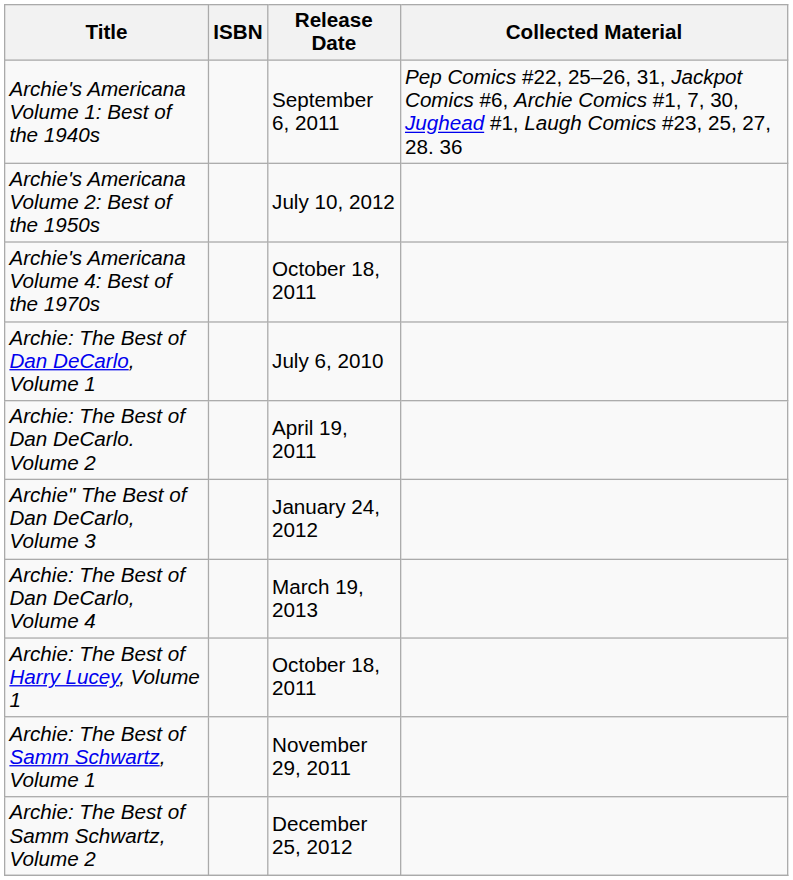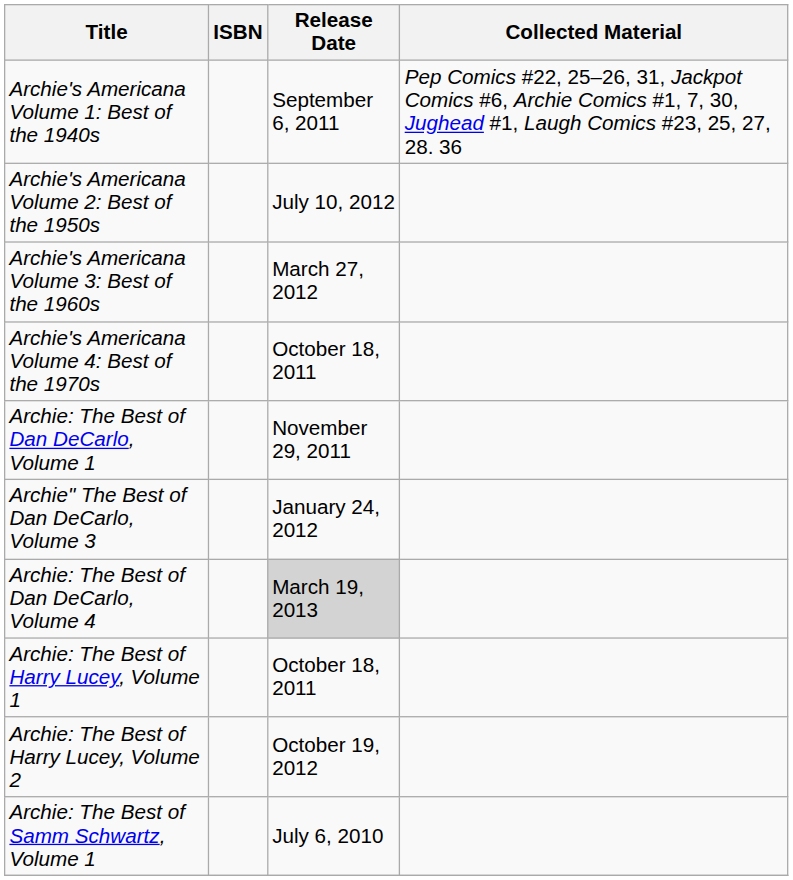+ row: (98, 281)
(328, 360) July 6, 2010 -> (320, 439) November 29, 2011
- row: (97, 439)
(318, 598) no background -> (318, 598) lightgrey background
+ row: (105, 756)
(320, 756) November 29, 2011 -> (328, 835) July 6, 2010
- row: (97, 835)
